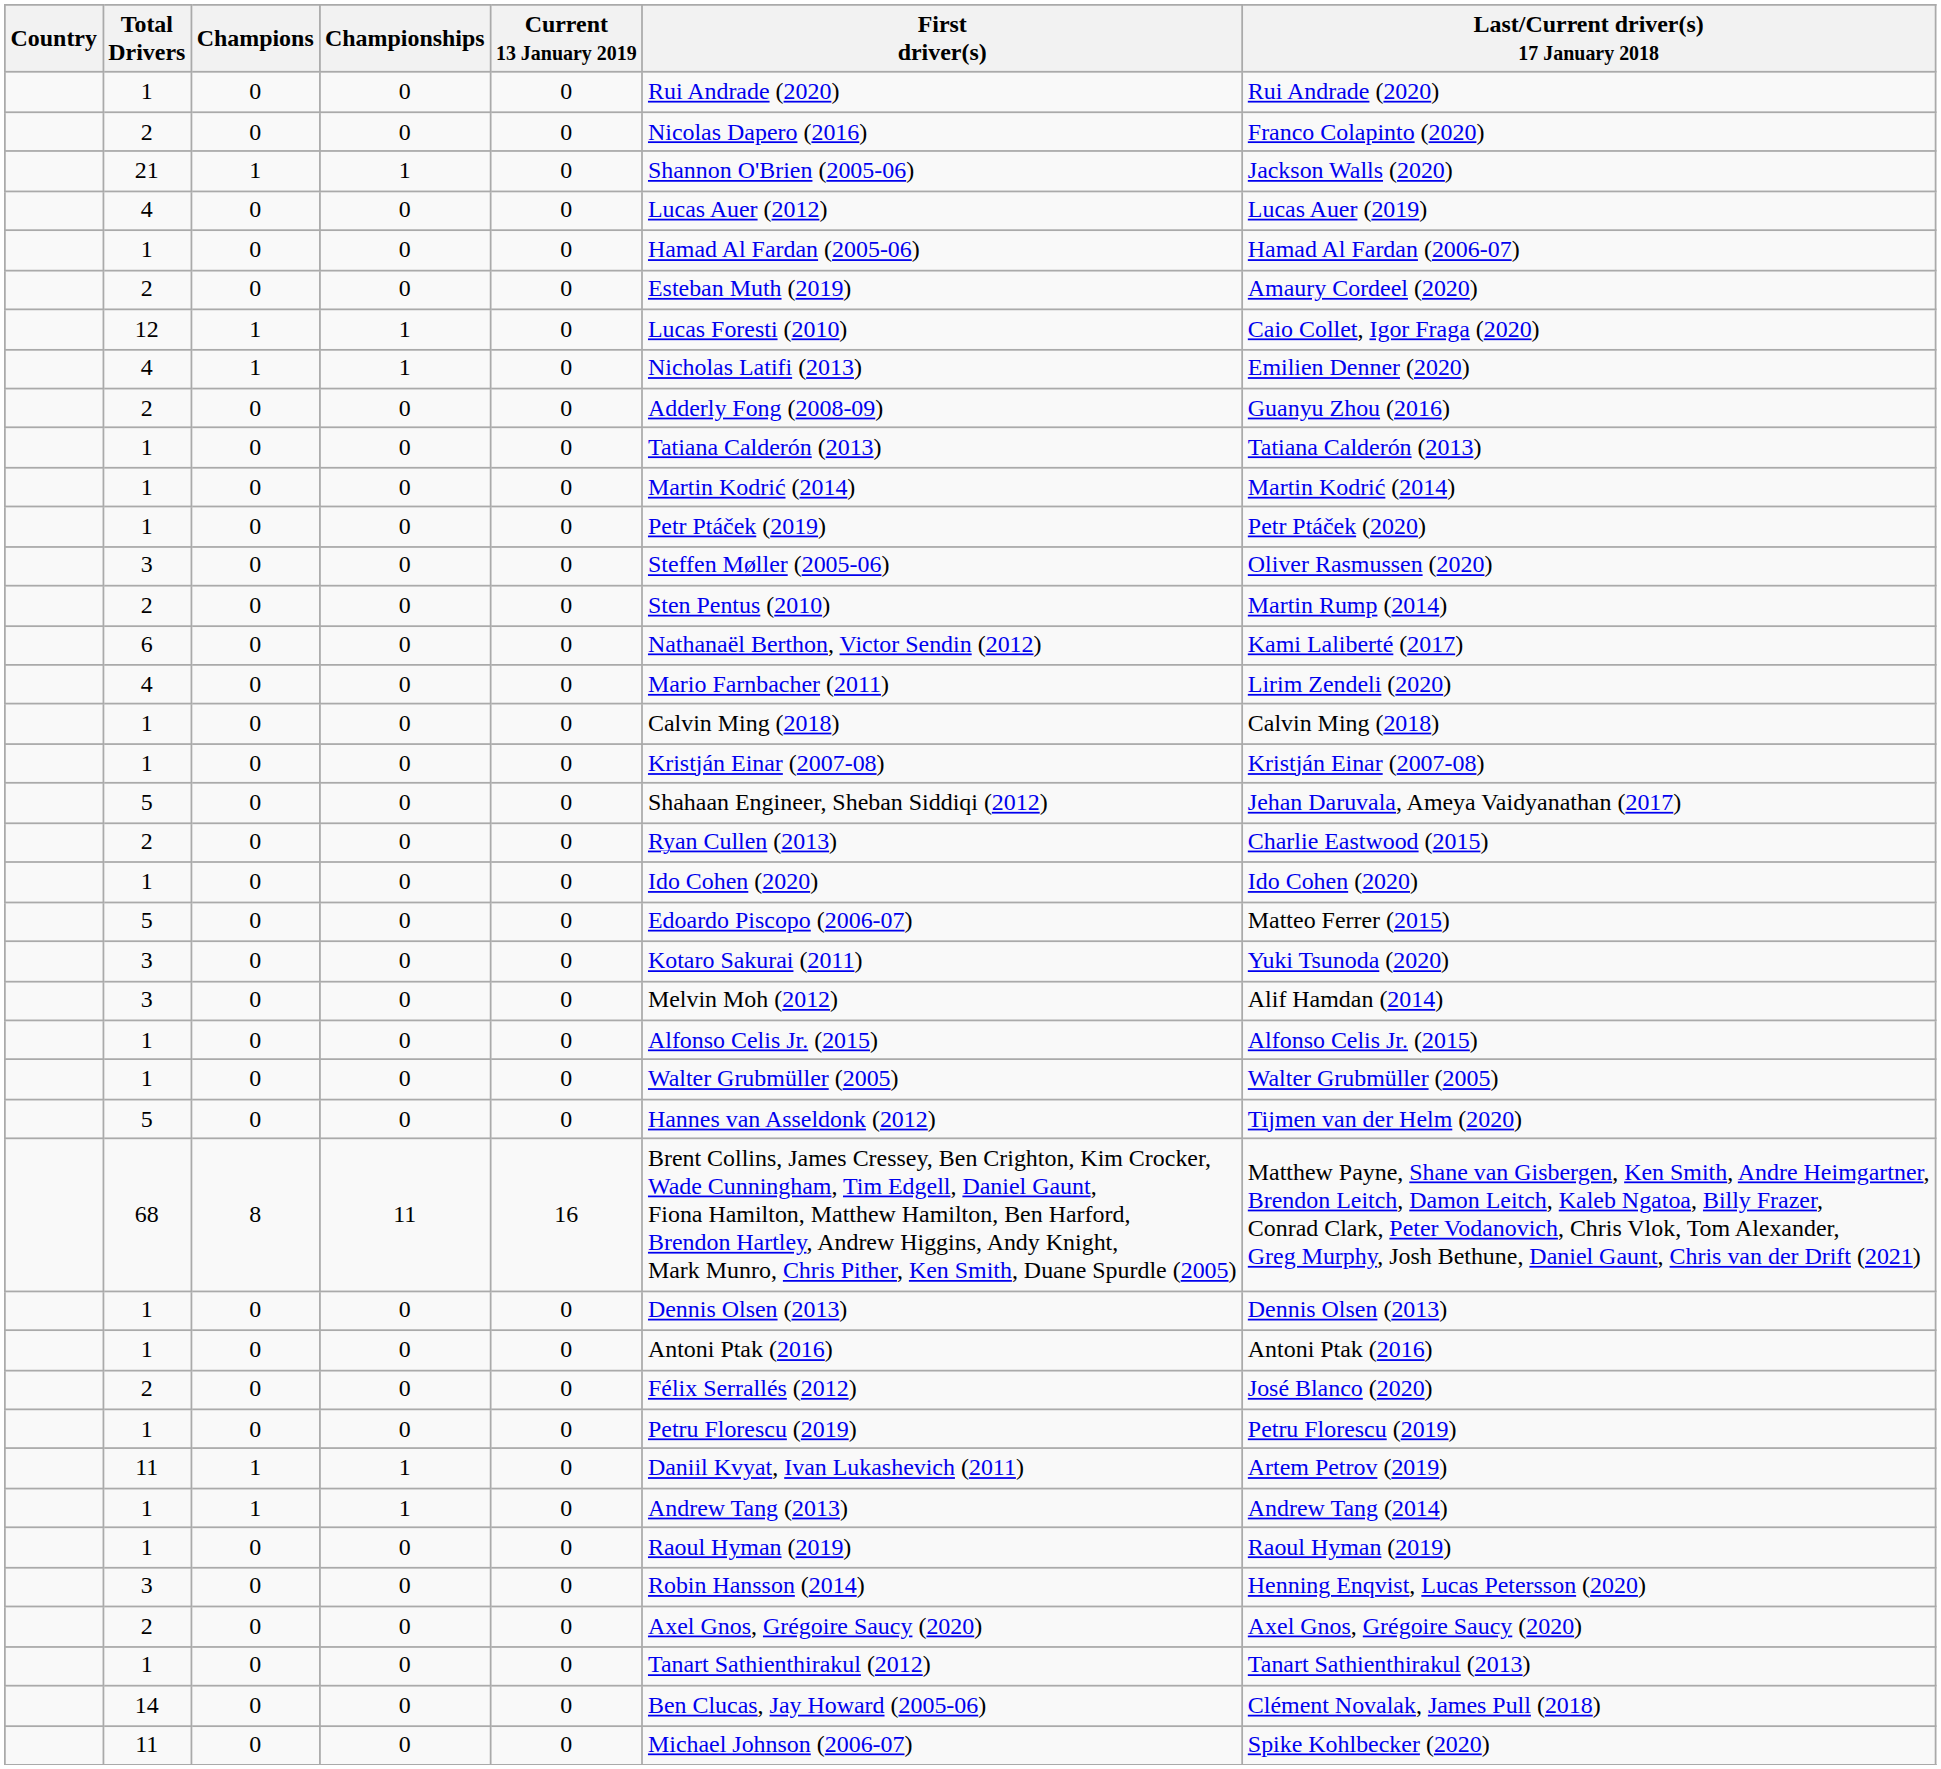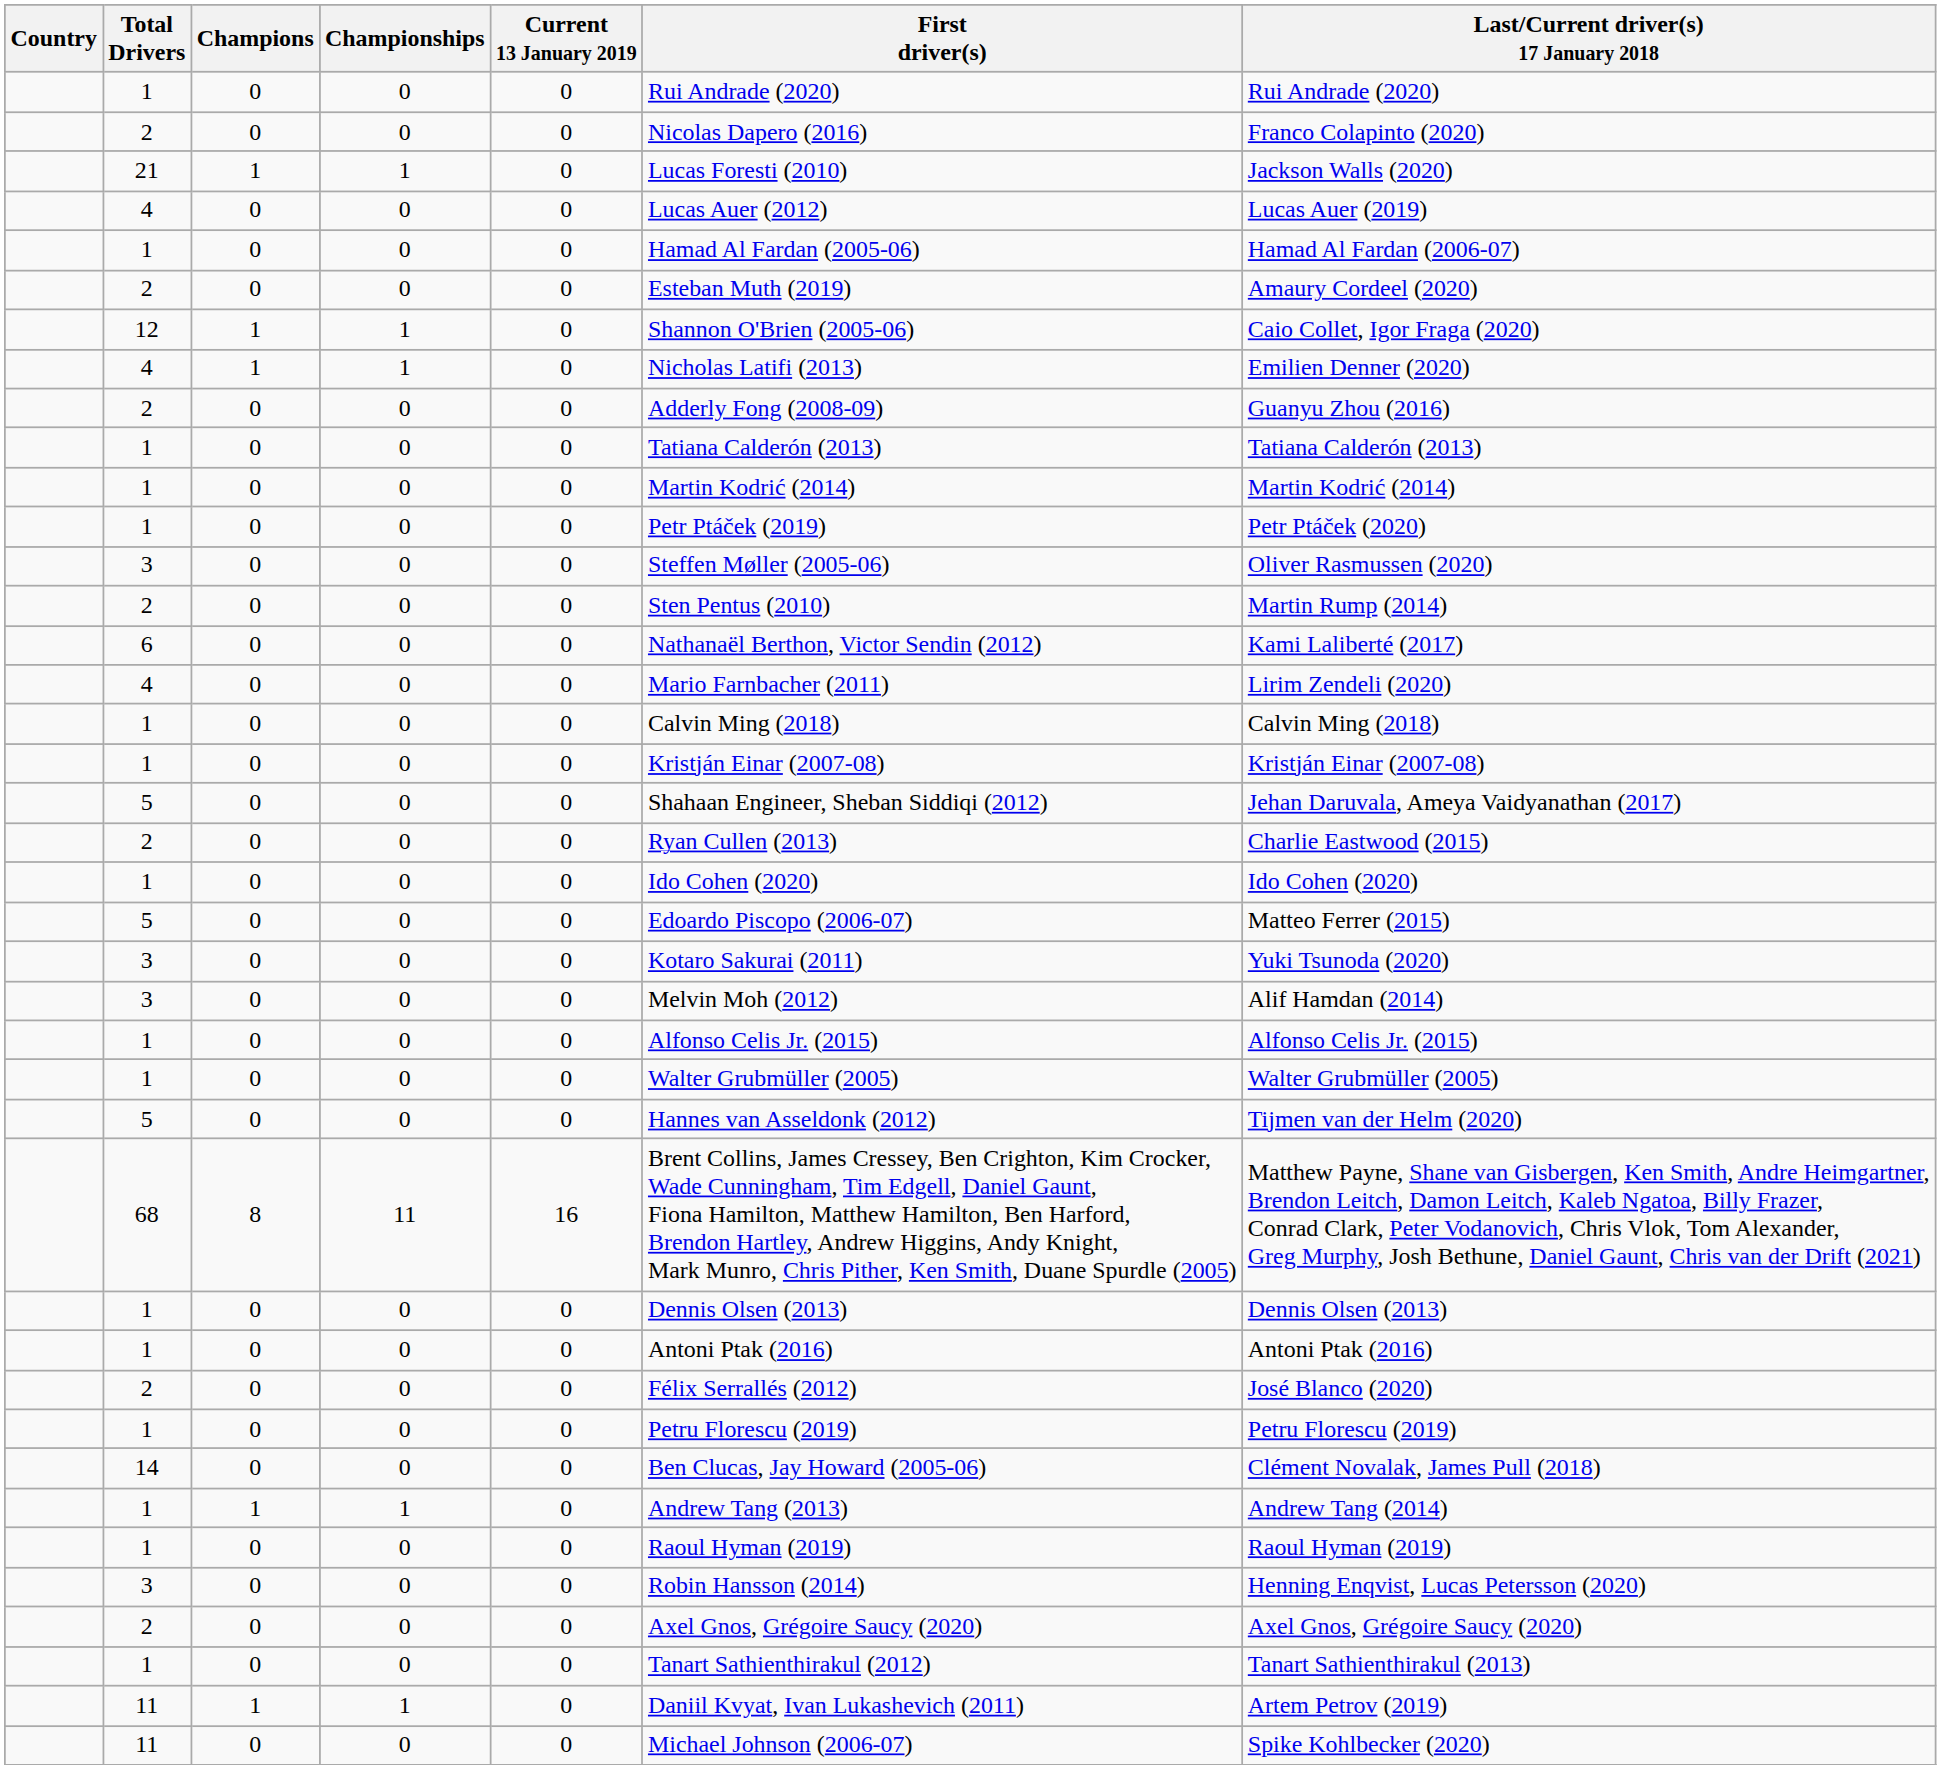(781, 170) Shannon O'Brien (2005-06) -> (748, 170) Lucas Foresti (2010)
(748, 328) Lucas Foresti (2010) -> (781, 328) Shannon O'Brien (2005-06)
rows swapped: (147, 1467) <-> (147, 1704)
